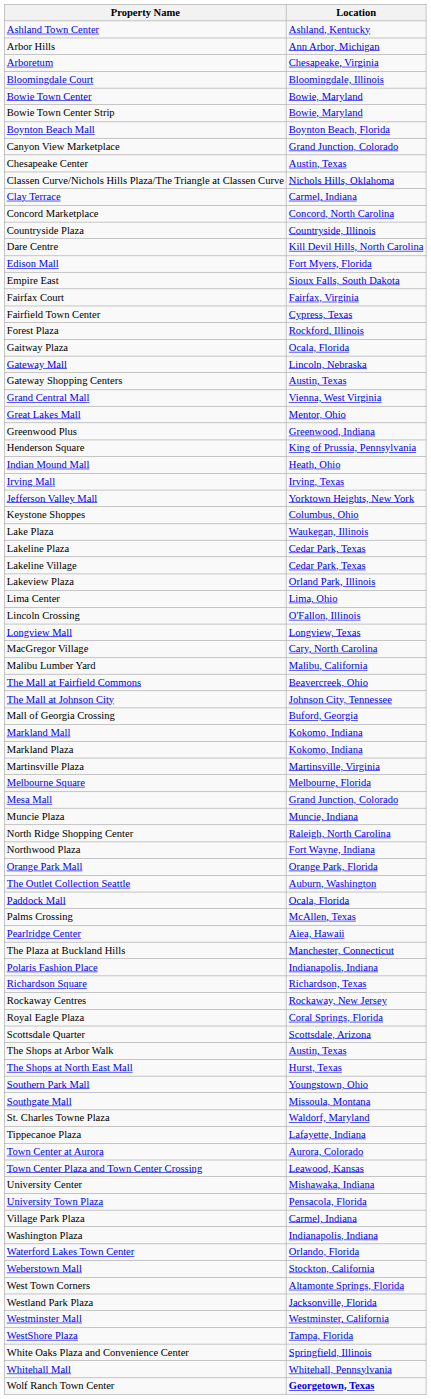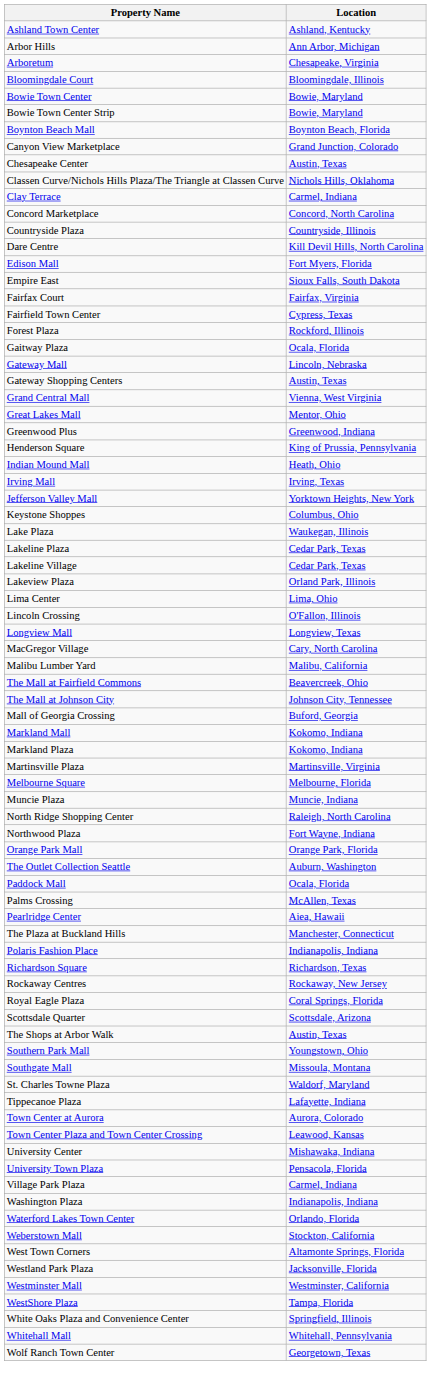- row: (29, 800)
- row: (70, 1067)
(332, 1386) bold -> (330, 1352) normal
